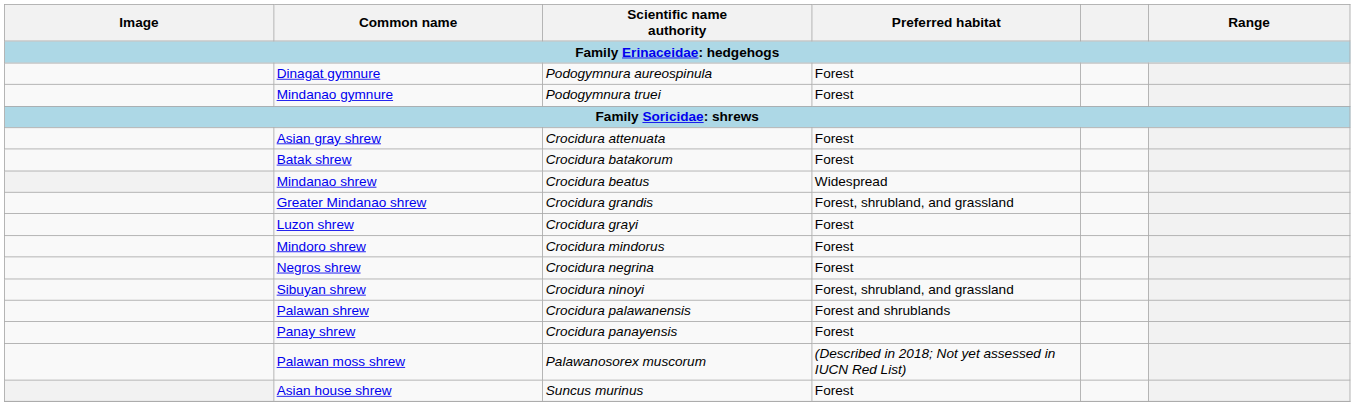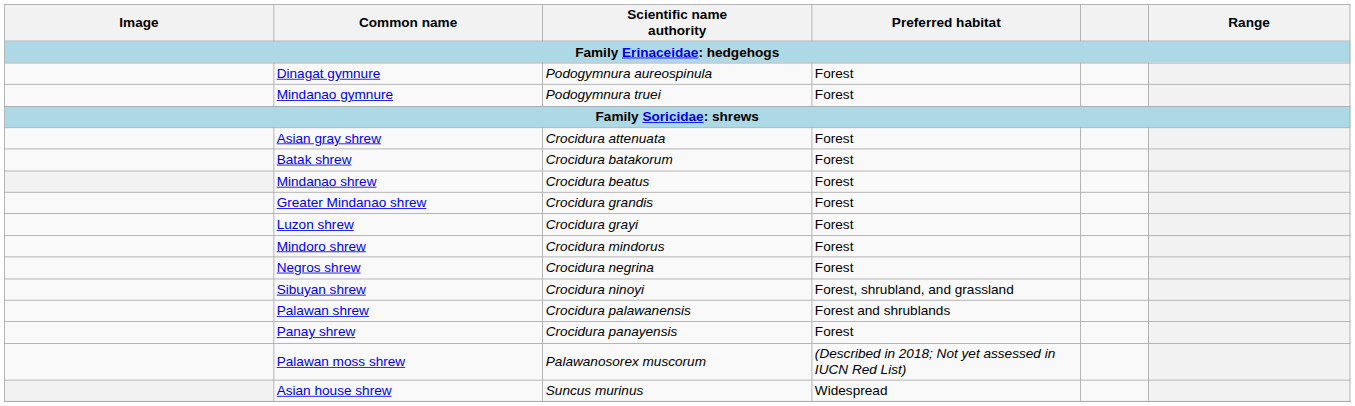(851, 181) Widespread -> (834, 181) Forest
(914, 203) Forest, shrubland, and grassland -> (834, 203) Forest
(834, 390) Forest -> (851, 390) Widespread
